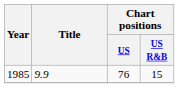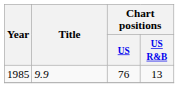(157, 74) 15 -> (157, 74) 13
